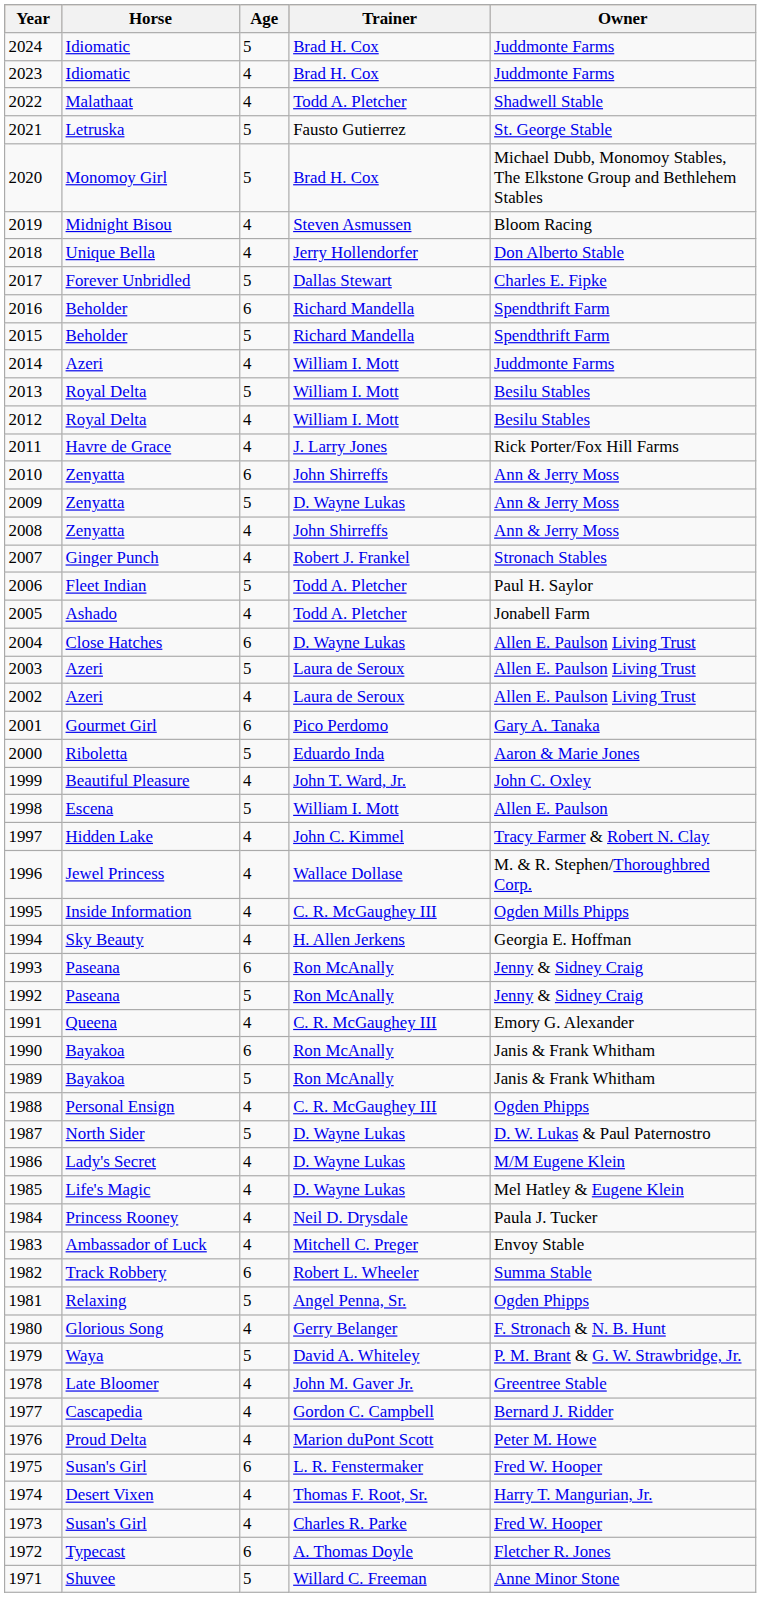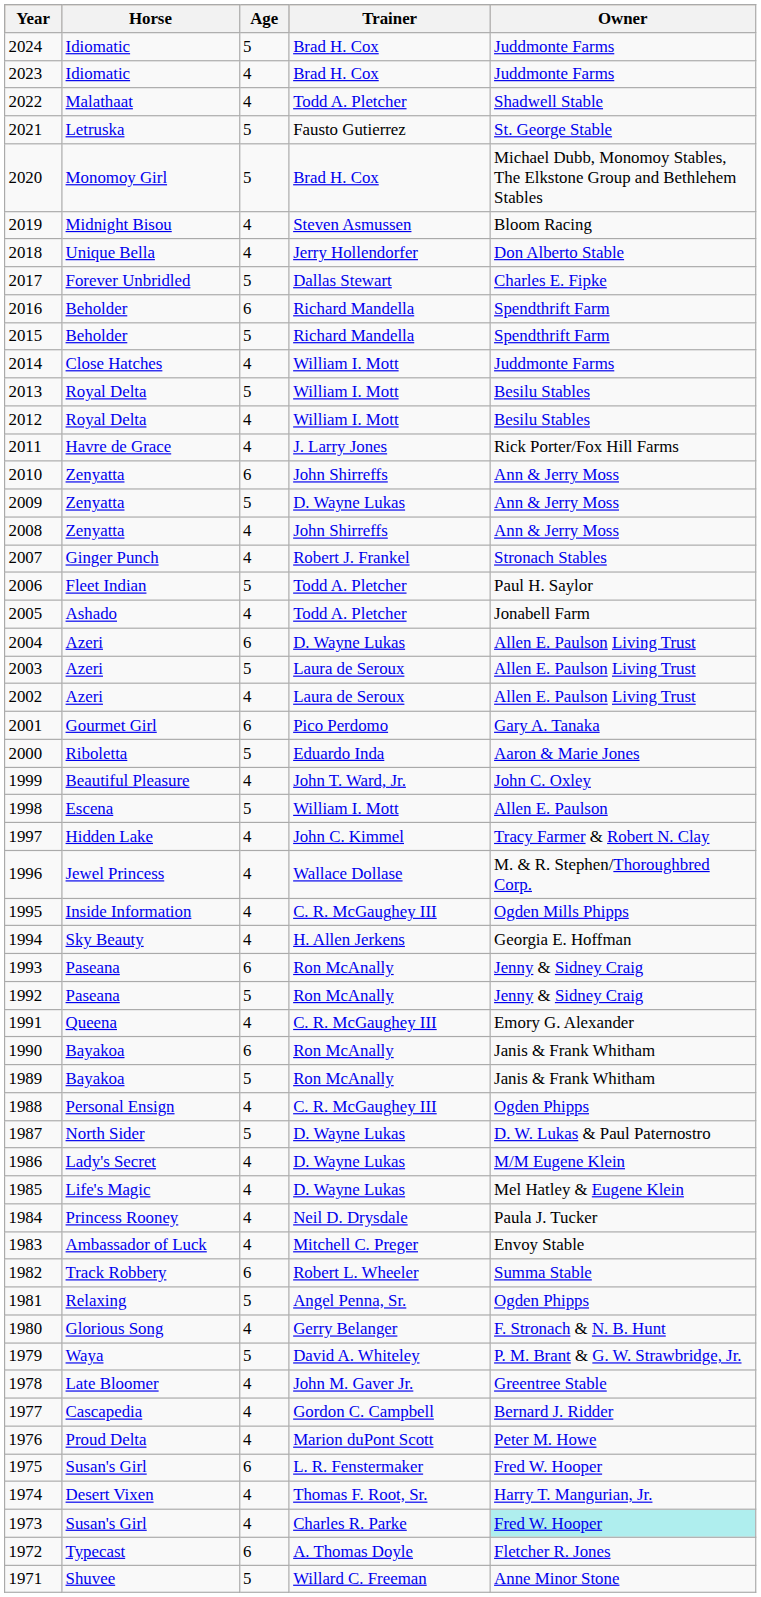(84, 364) Azeri -> (114, 364) Close Hatches
(114, 642) Close Hatches -> (84, 642) Azeri
(548, 1523) no background -> (548, 1523) paleturquoise background
